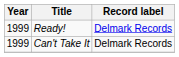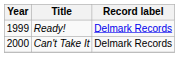(18, 44) 1999 -> (18, 44) 2000
